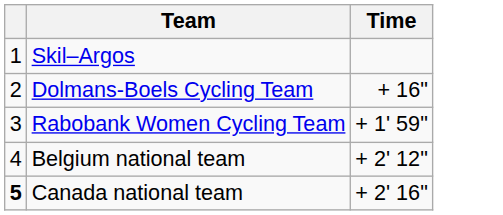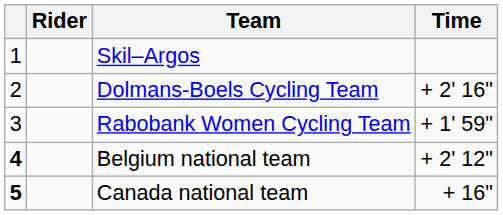+ column: (59, 21)
(403, 90) + 16" -> (457, 90) + 2' 16"
(16, 158) normal -> (16, 158) bold
(392, 192) + 2' 16" -> (468, 192) + 16"
